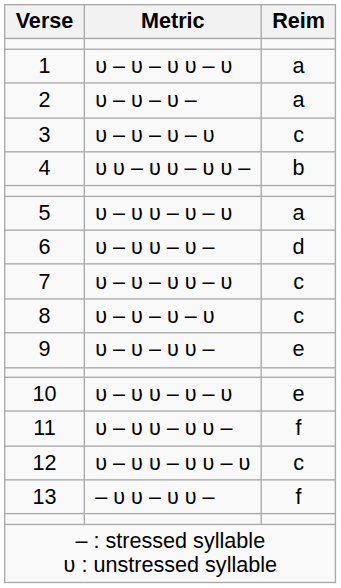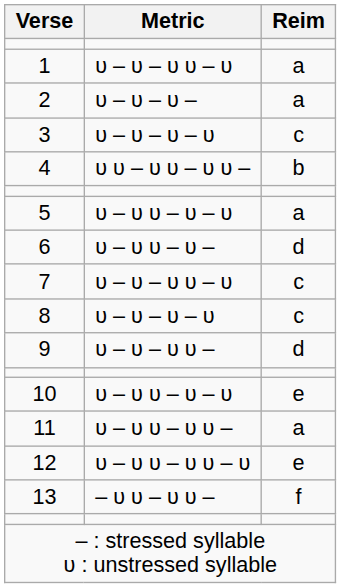(299, 349) e -> (299, 349) d
(299, 428) f -> (299, 428) a
(299, 462) c -> (299, 462) e
